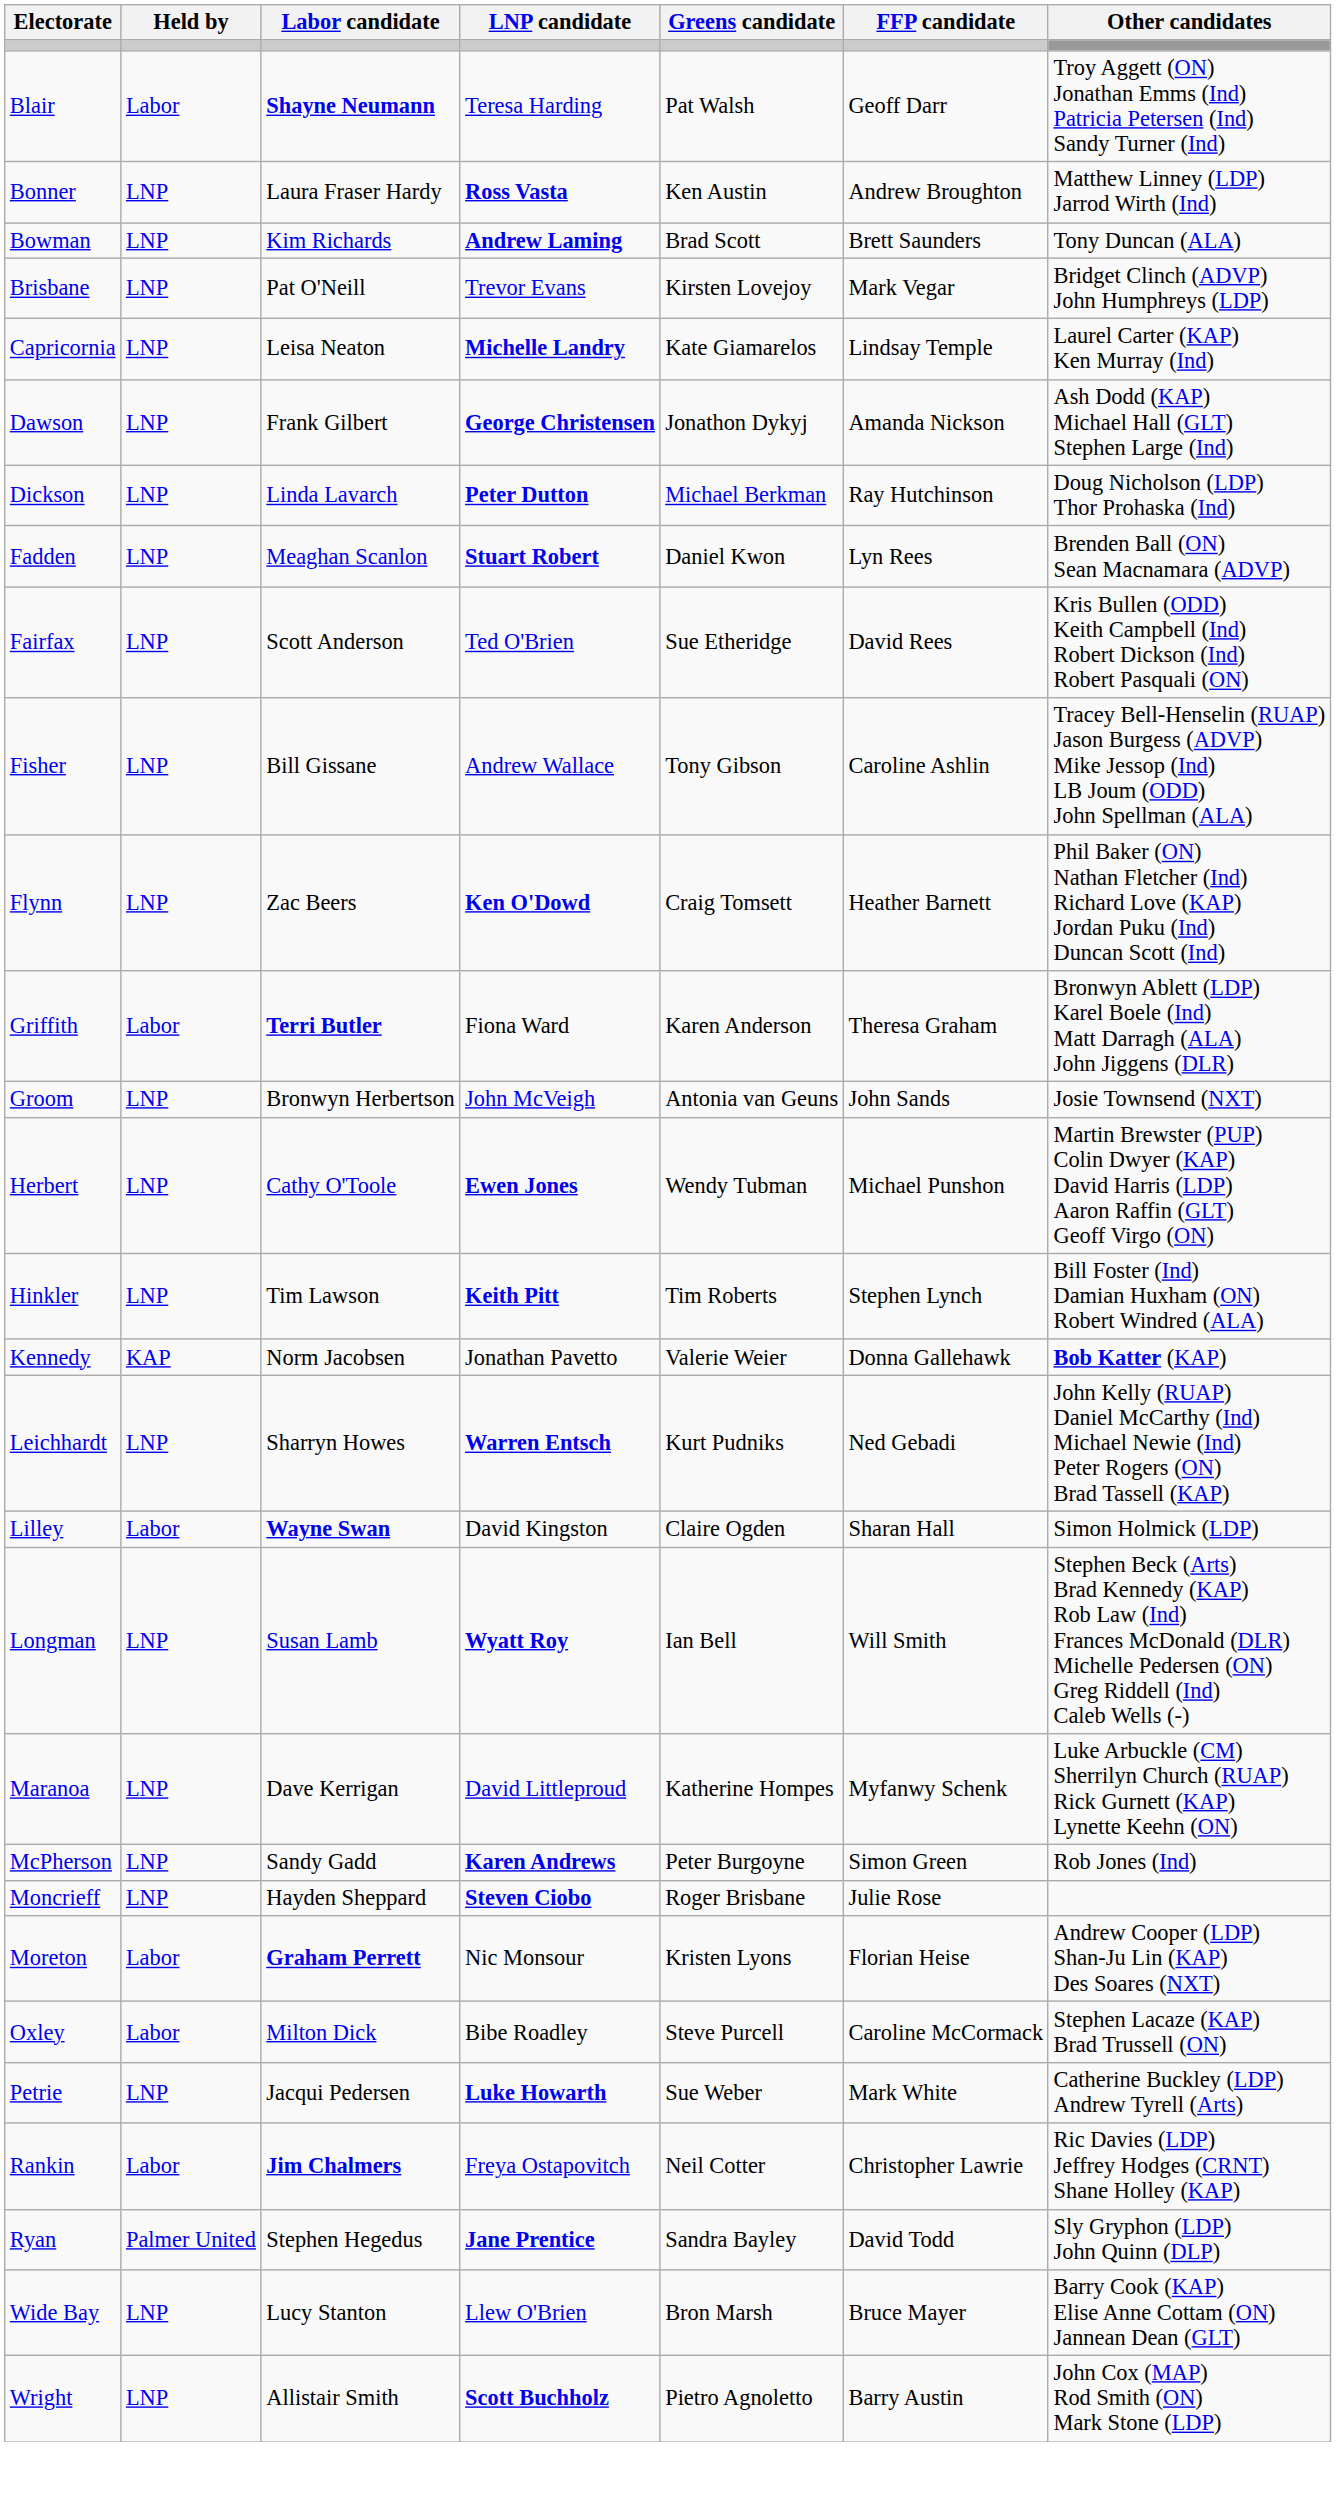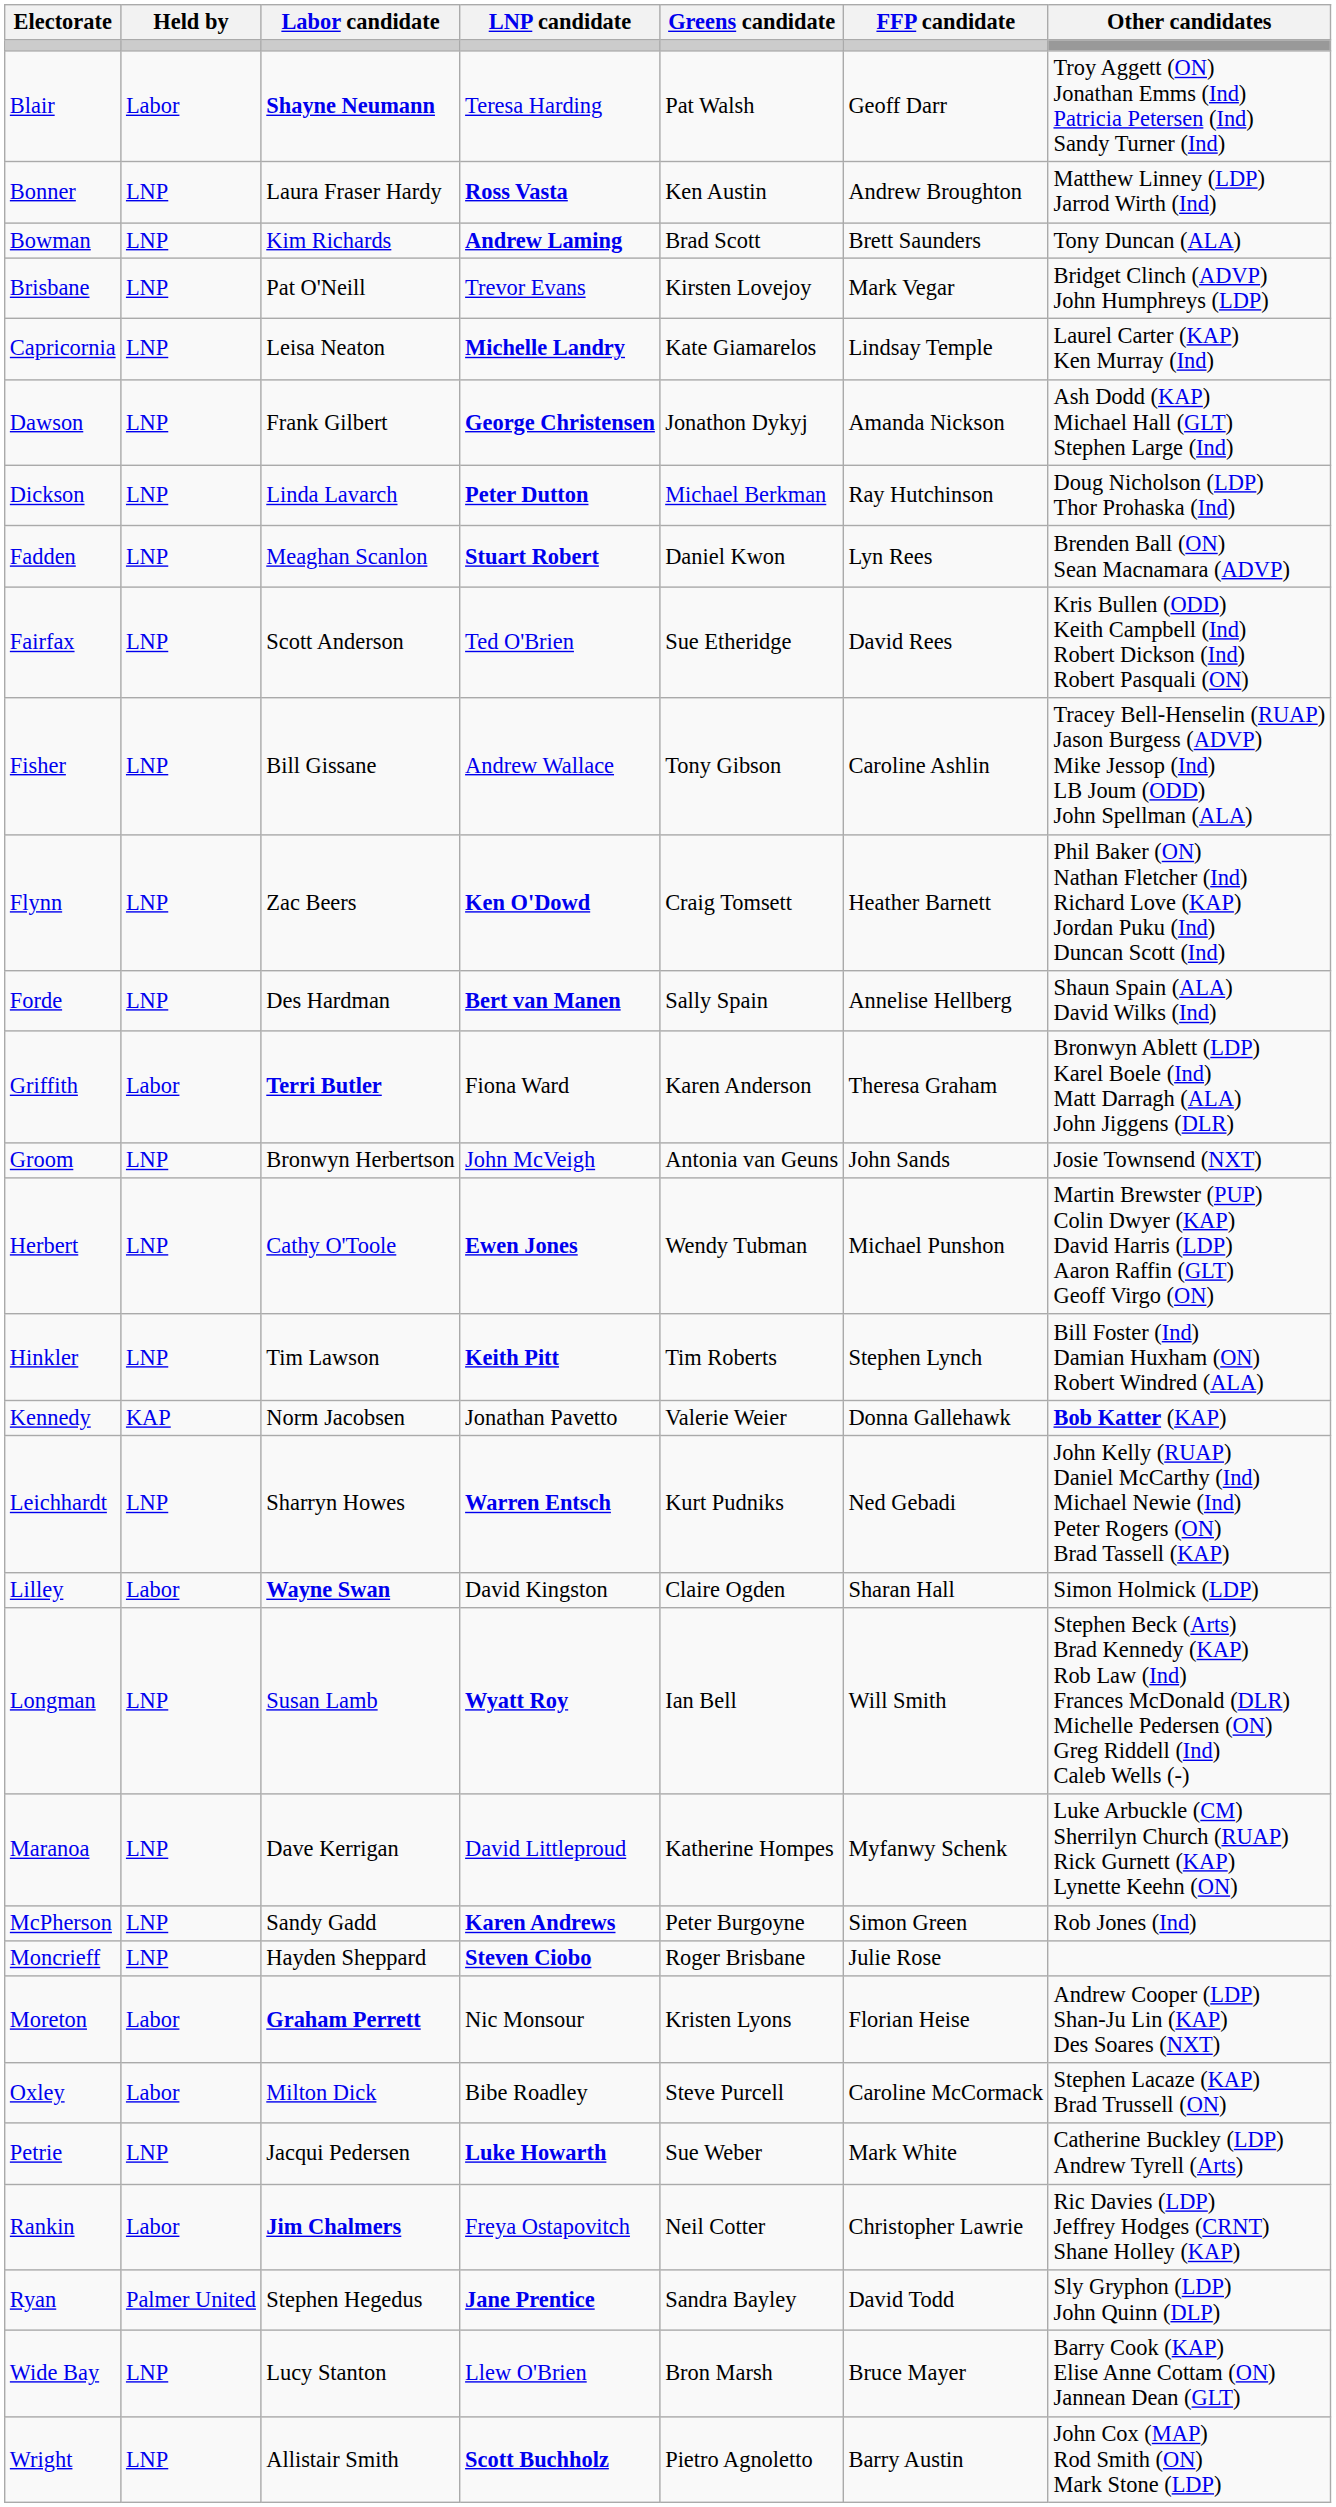+ row: (36, 1000)
